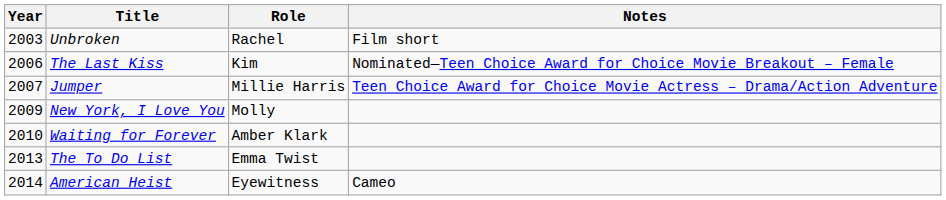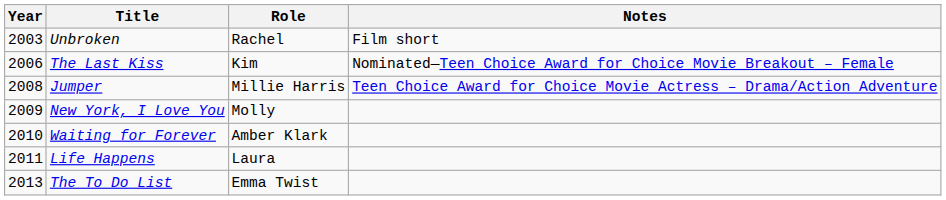(26, 88) 2007 -> (26, 88) 2008
+ row: (102, 159)
- row: (111, 183)
